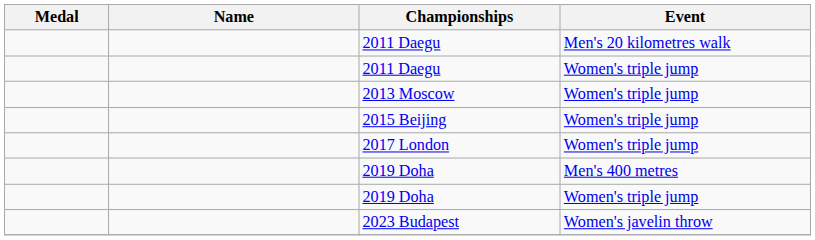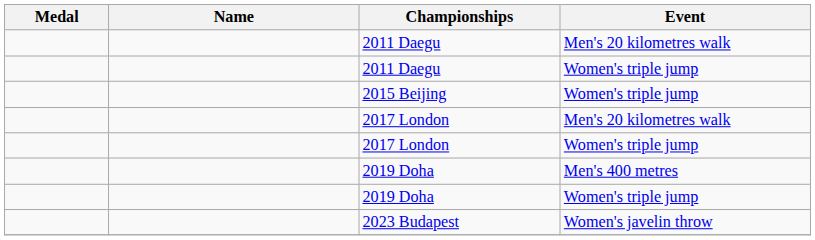- row: (408, 94)
+ row: (406, 119)
